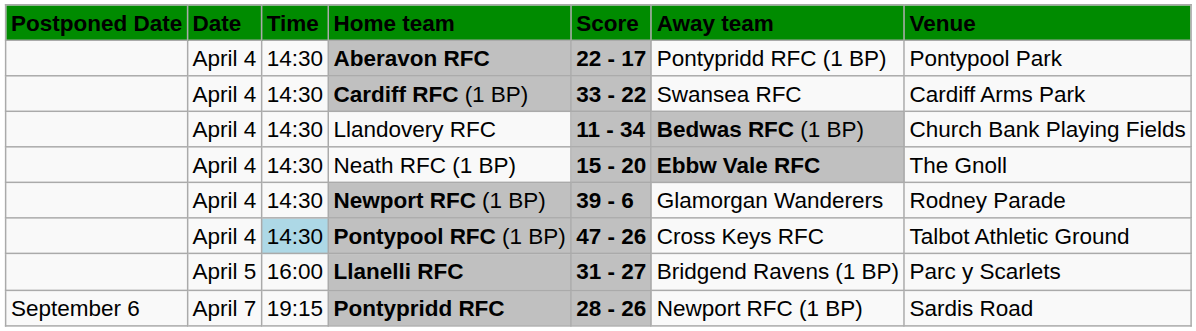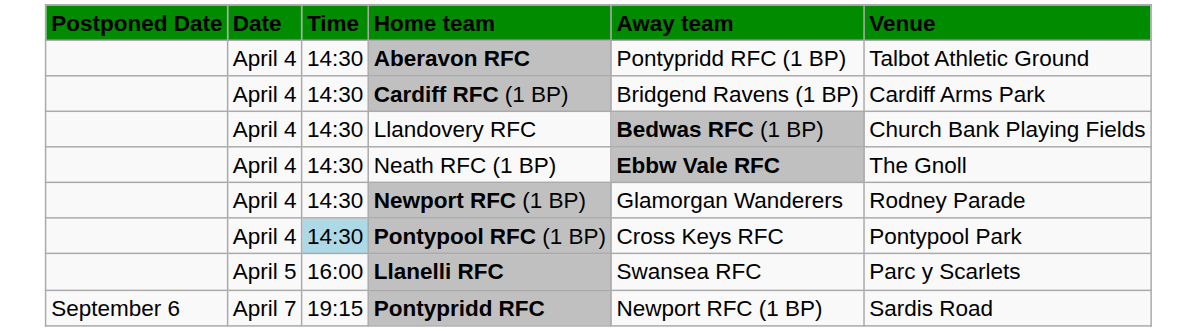- column: (607, 23)
(986, 58) Pontypool Park -> (979, 58) Talbot Athletic Ground
(729, 94) Swansea RFC -> (738, 94) Bridgend Ravens (1 BP)
(1019, 236) Talbot Athletic Ground -> (946, 236) Pontypool Park
(778, 272) Bridgend Ravens (1 BP) -> (689, 272) Swansea RFC
